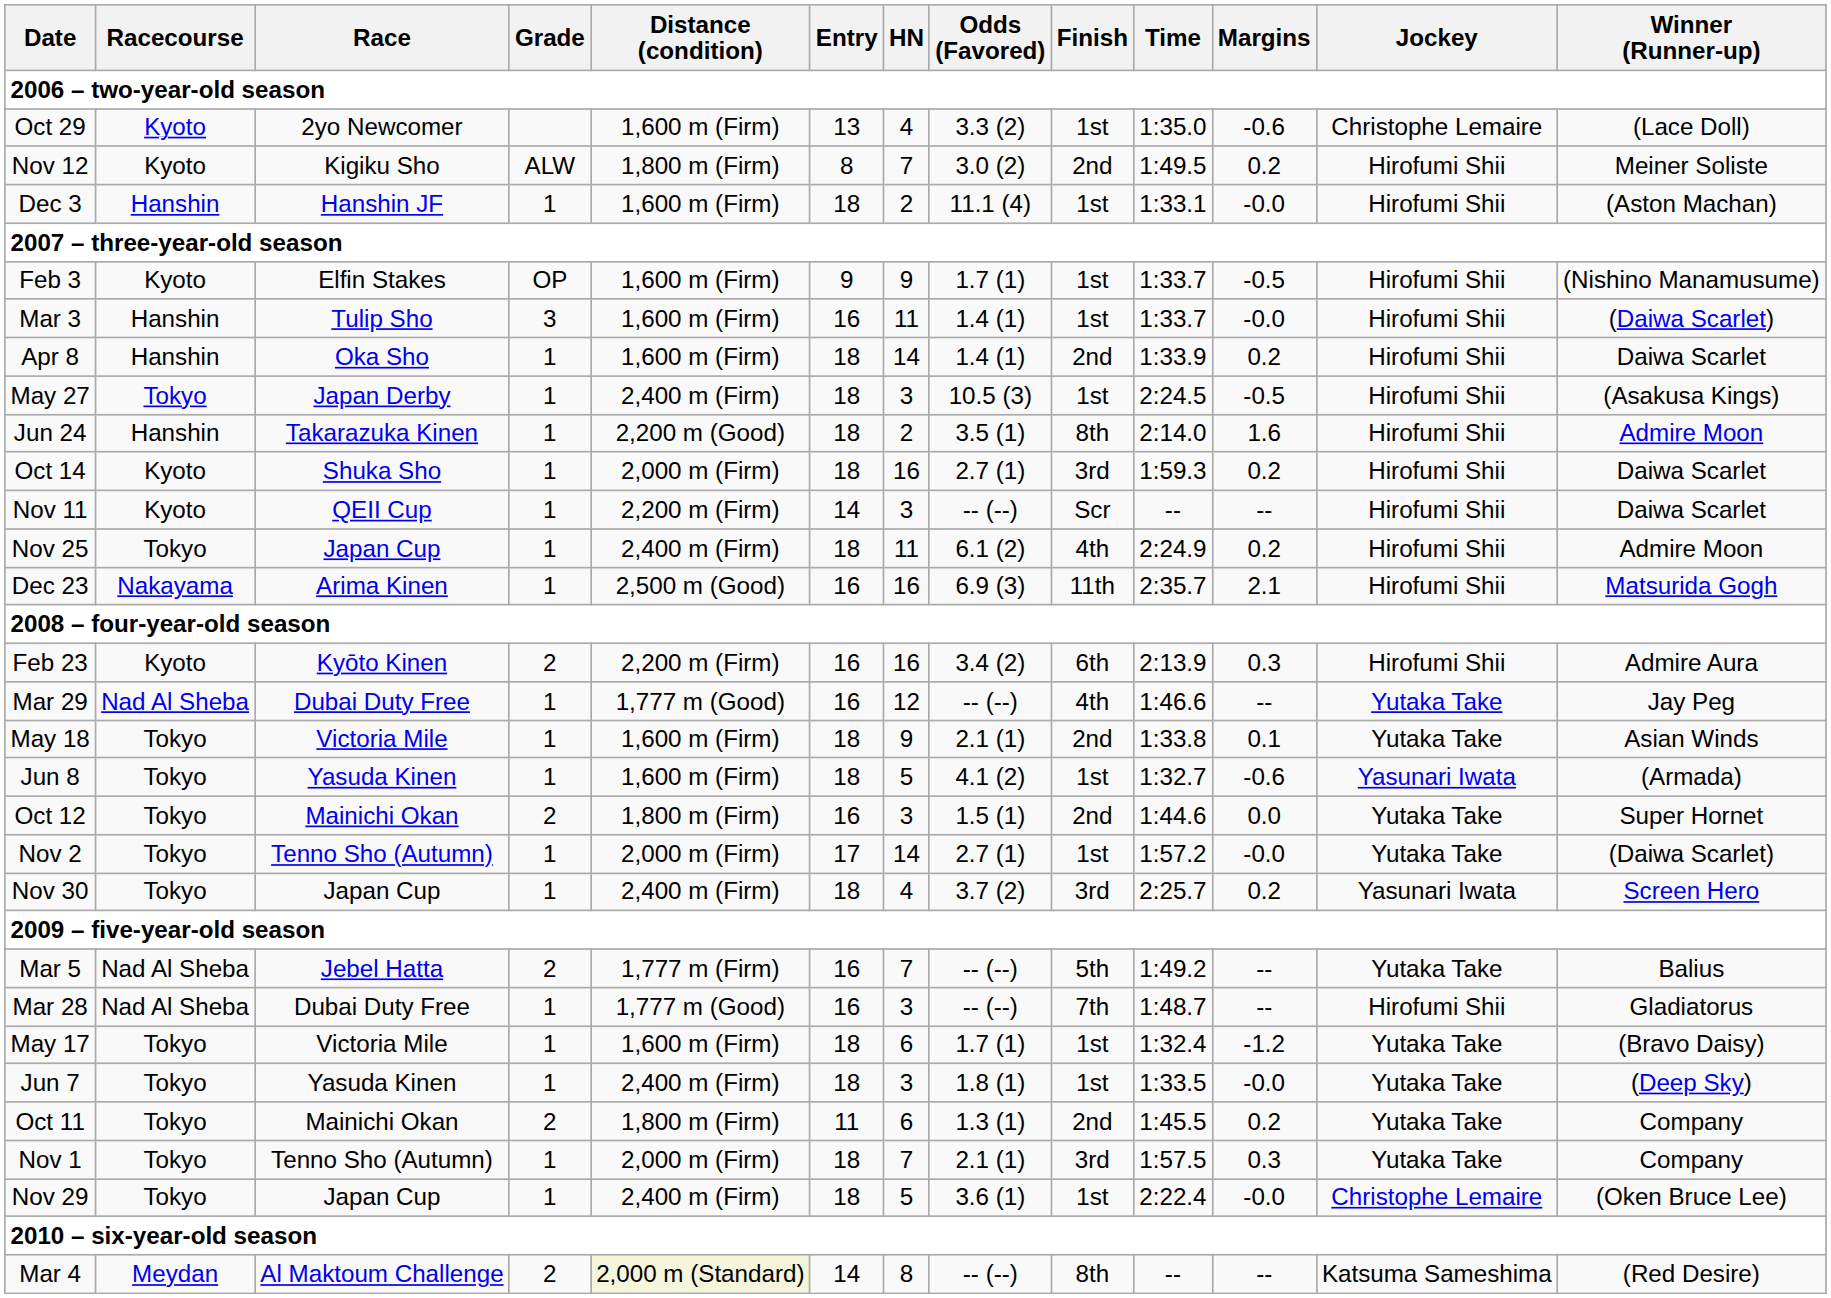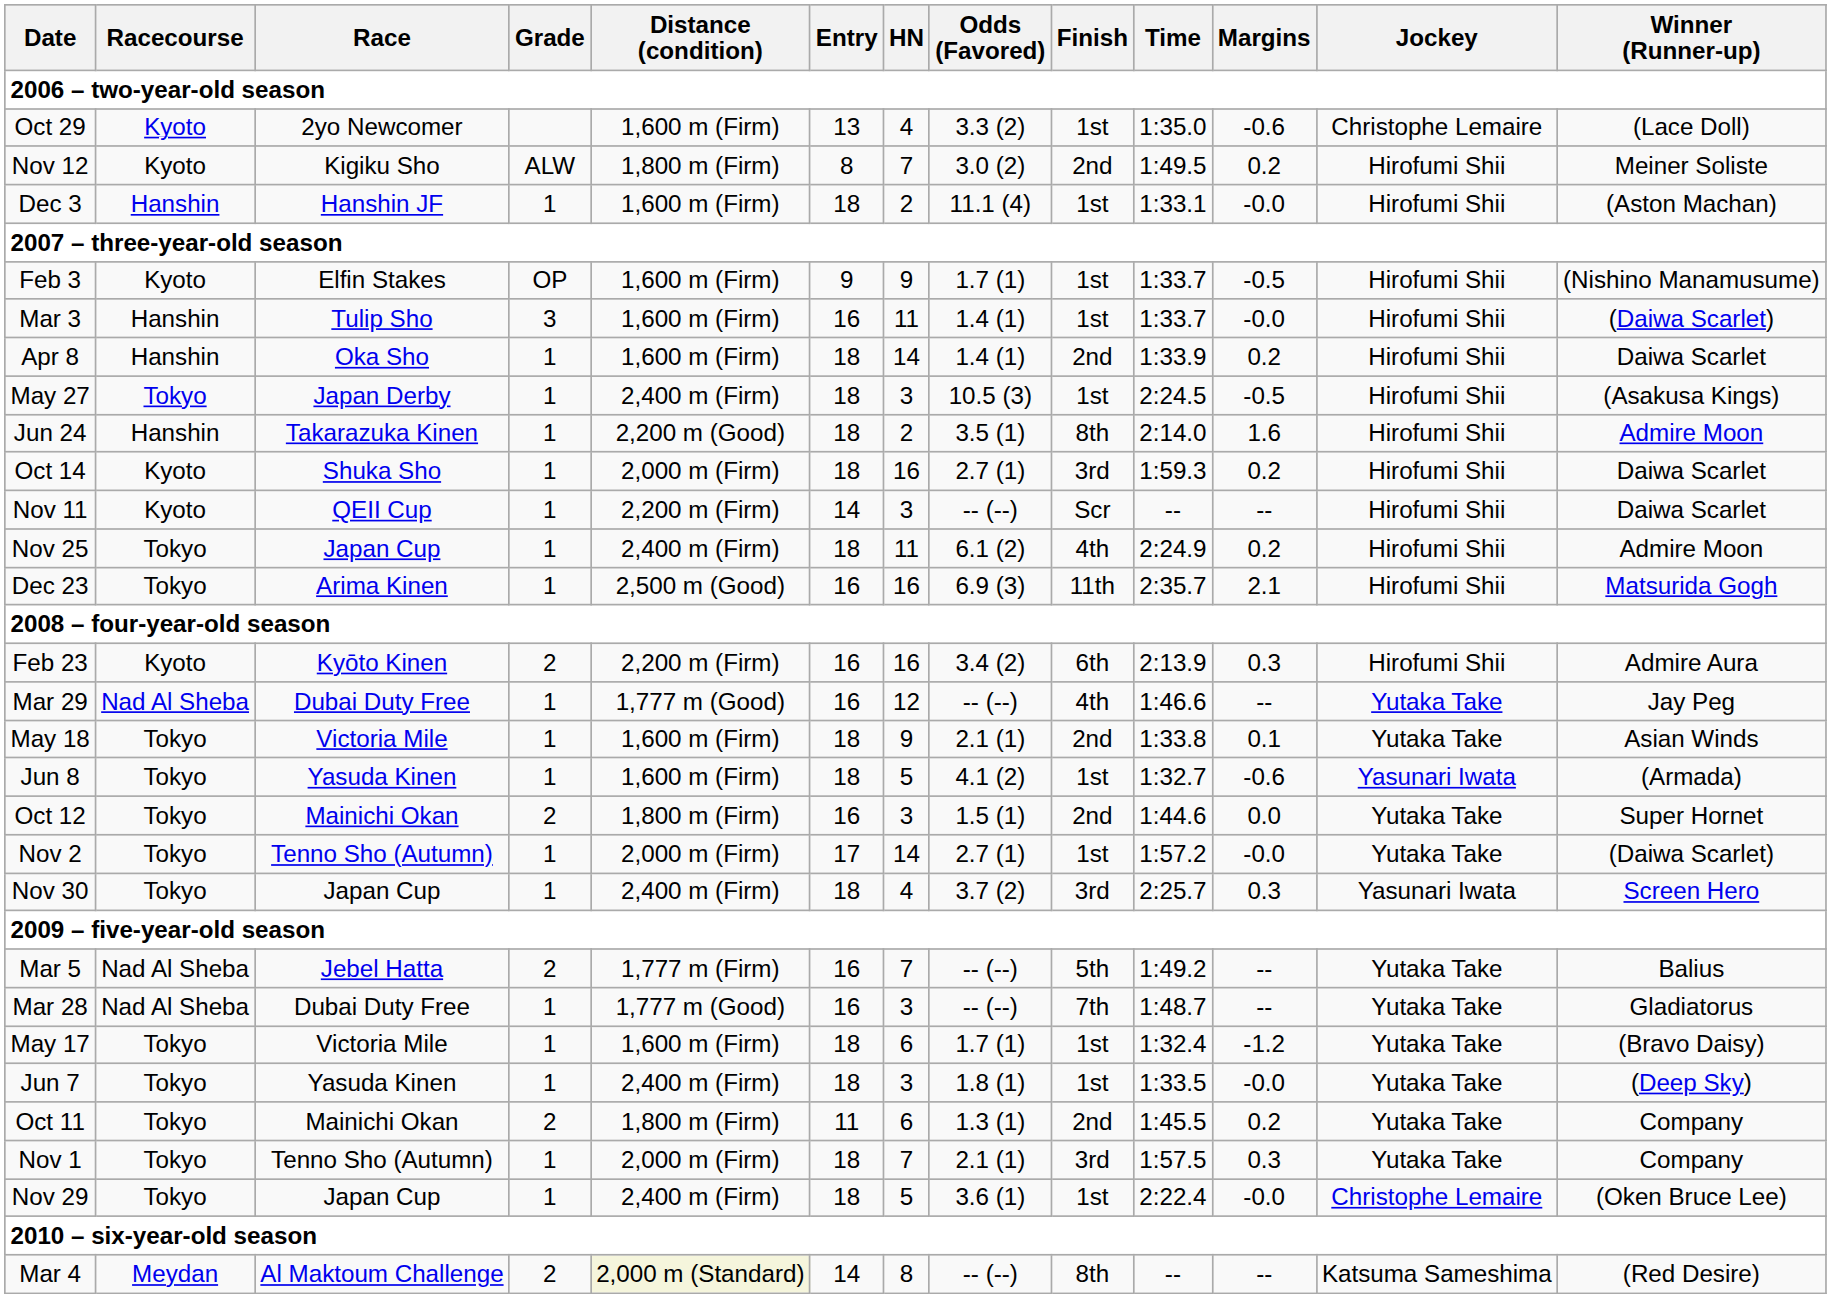(175, 586) Nakayama -> (175, 586) Tokyo
(1264, 892) 0.2 -> (1264, 892) 0.3
(1437, 1007) Hirofumi Shii -> (1437, 1007) Yutaka Take
